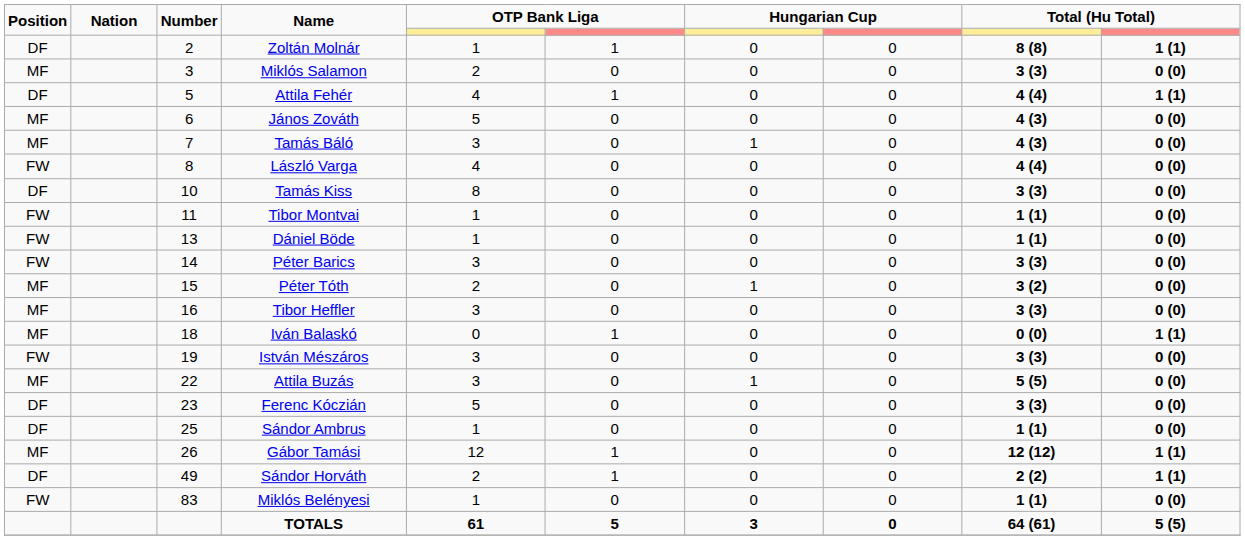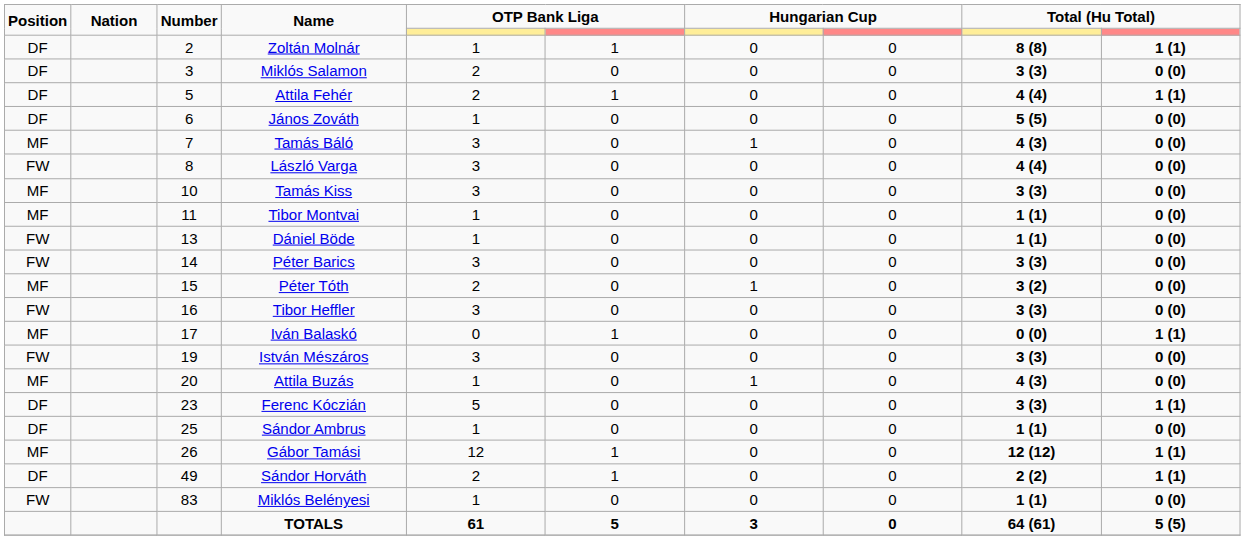(38, 71) MF -> (38, 71) DF
(476, 95) 4 -> (476, 95) 2
(38, 119) MF -> (38, 119) DF
(476, 119) 5 -> (476, 119) 1
(1031, 119) 4 (3) -> (1031, 119) 5 (5)
(476, 167) 4 -> (476, 167) 3
(38, 190) DF -> (38, 190) MF
(476, 190) 8 -> (476, 190) 3
(38, 214) FW -> (38, 214) MF
(38, 309) MF -> (38, 309) FW
(189, 333) 18 -> (189, 333) 17
(189, 381) 22 -> (189, 381) 20
(476, 381) 3 -> (476, 381) 1
(1031, 381) 5 (5) -> (1031, 381) 4 (3)
(1170, 405) 0 (0) -> (1170, 405) 1 (1)
